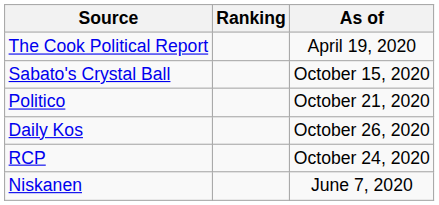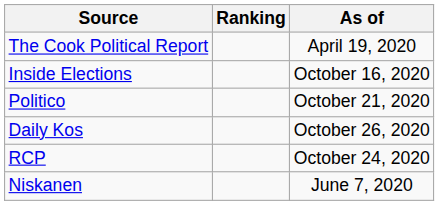+ row: (70, 74)
- row: (90, 74)
